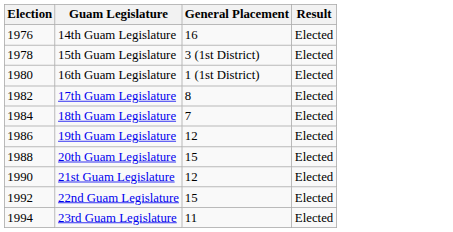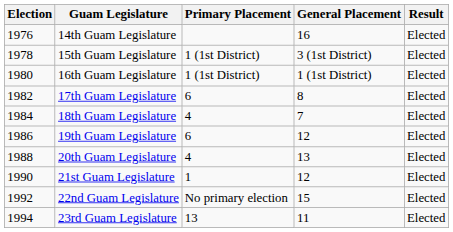+ column: (238, 14)
(191, 156) 15 -> (303, 156) 13
